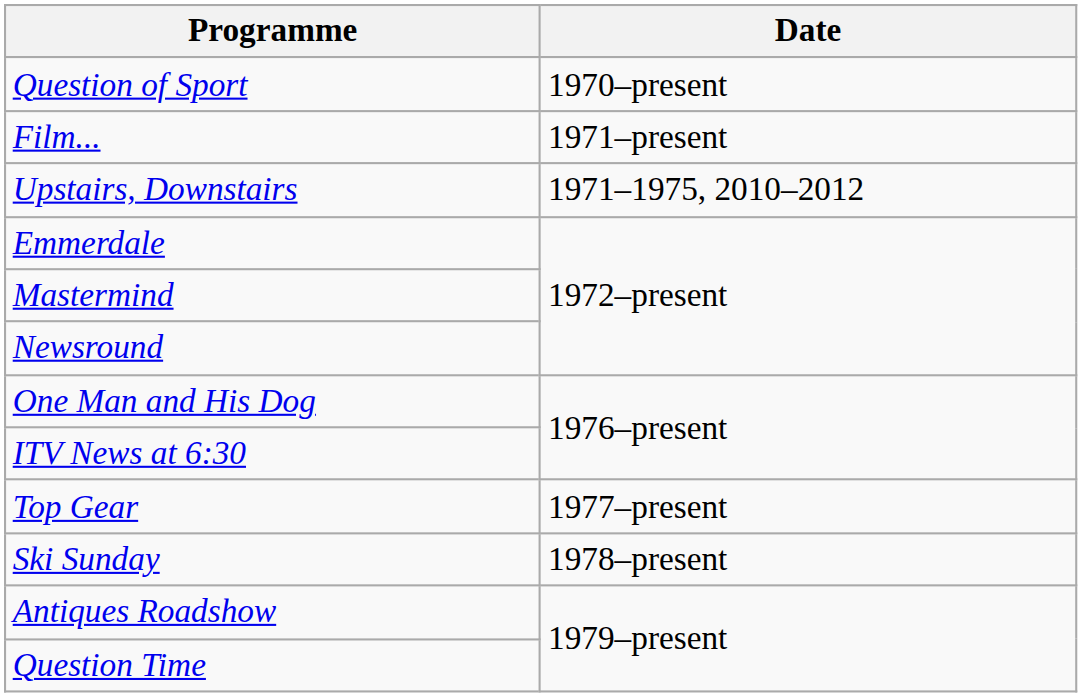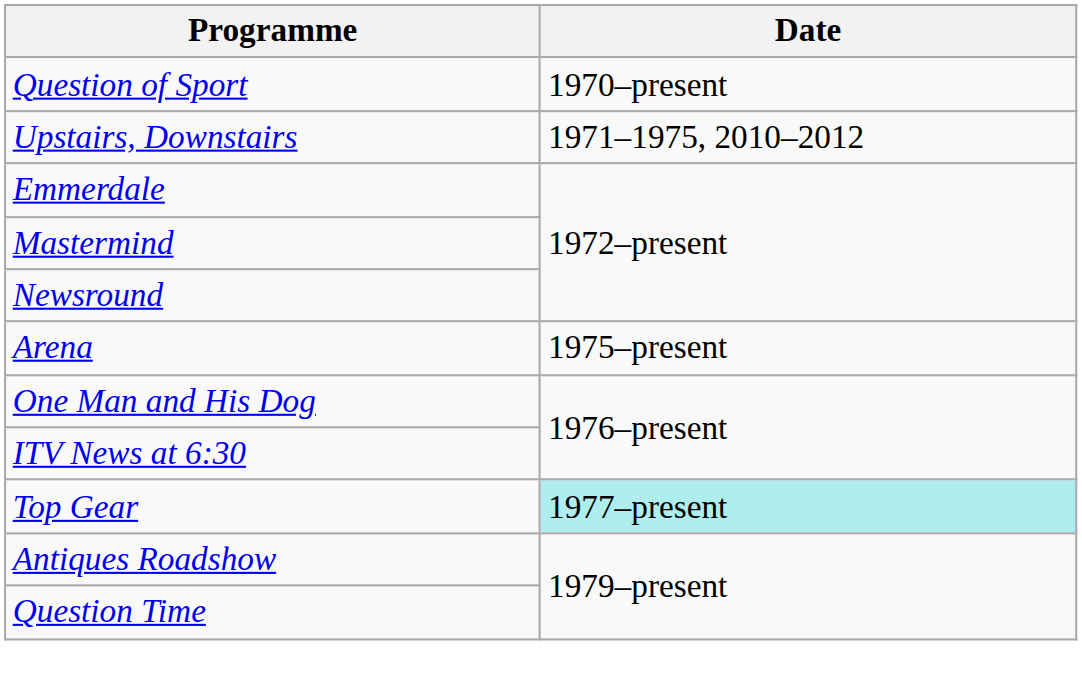- row: (57, 136)
+ row: (53, 347)
(638, 505) no background -> (638, 505) paleturquoise background
- row: (86, 558)
